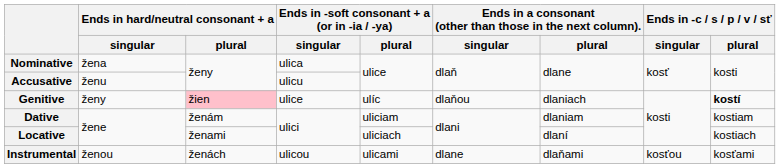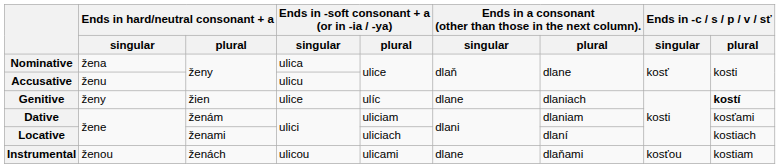(199, 99) pink background -> (199, 99) no background
(452, 99) dlaňou -> (449, 99) dlane
(733, 117) kostiam -> (734, 117) kosťami
(734, 154) kosťami -> (733, 154) kostiam
